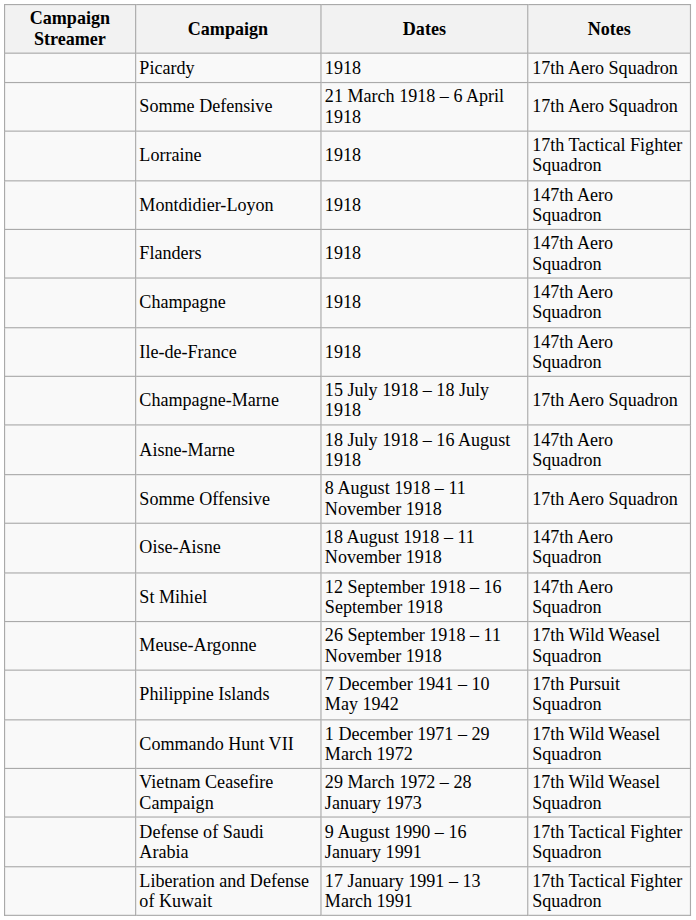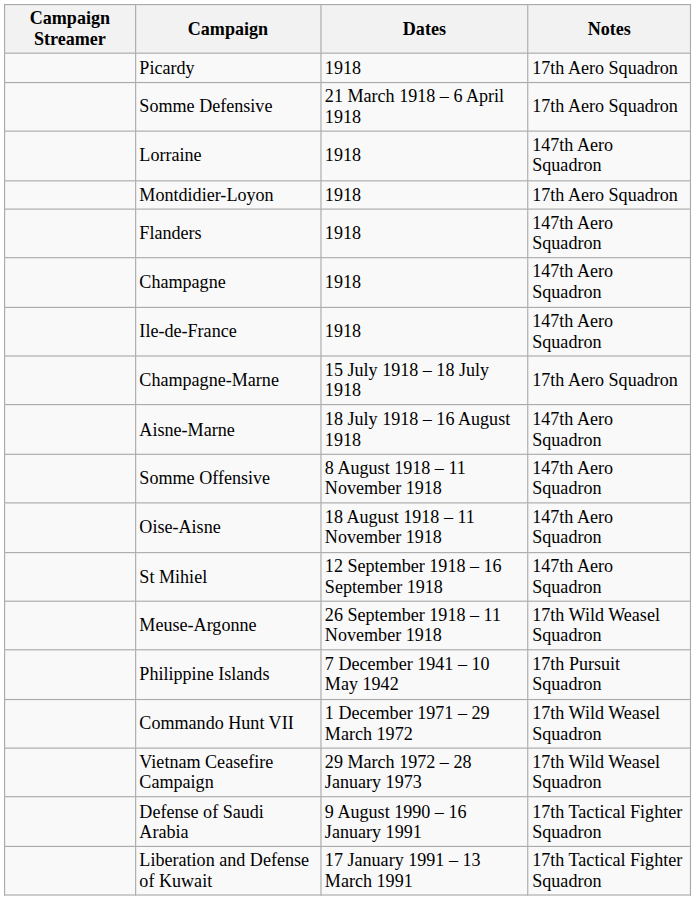(607, 155) 17th Tactical Fighter Squadron -> (573, 155) 147th Aero Squadron
(573, 204) 147th Aero Squadron -> (605, 194) 17th Aero Squadron
(605, 498) 17th Aero Squadron -> (573, 478) 147th Aero Squadron
